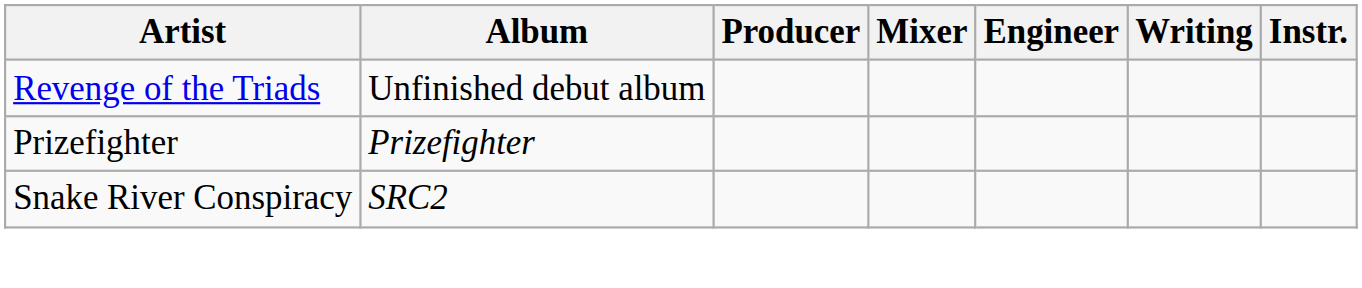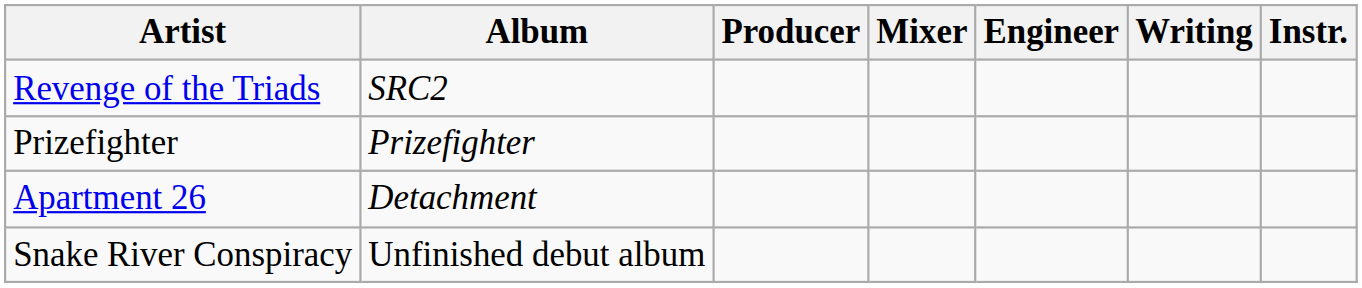(537, 87) Unfinished debut album -> (408, 87) SRC2
+ row: (110, 198)
(408, 198) SRC2 -> (537, 253) Unfinished debut album
